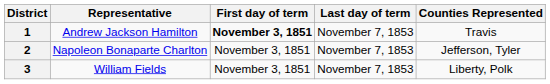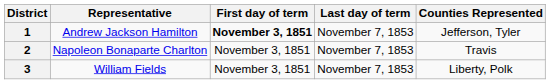(481, 32) Travis -> (481, 32) Jefferson, Tyler
(481, 50) Jefferson, Tyler -> (481, 50) Travis
